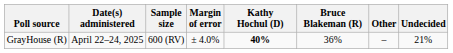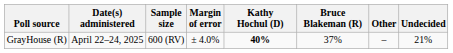(333, 40) 36% -> (333, 40) 37%
